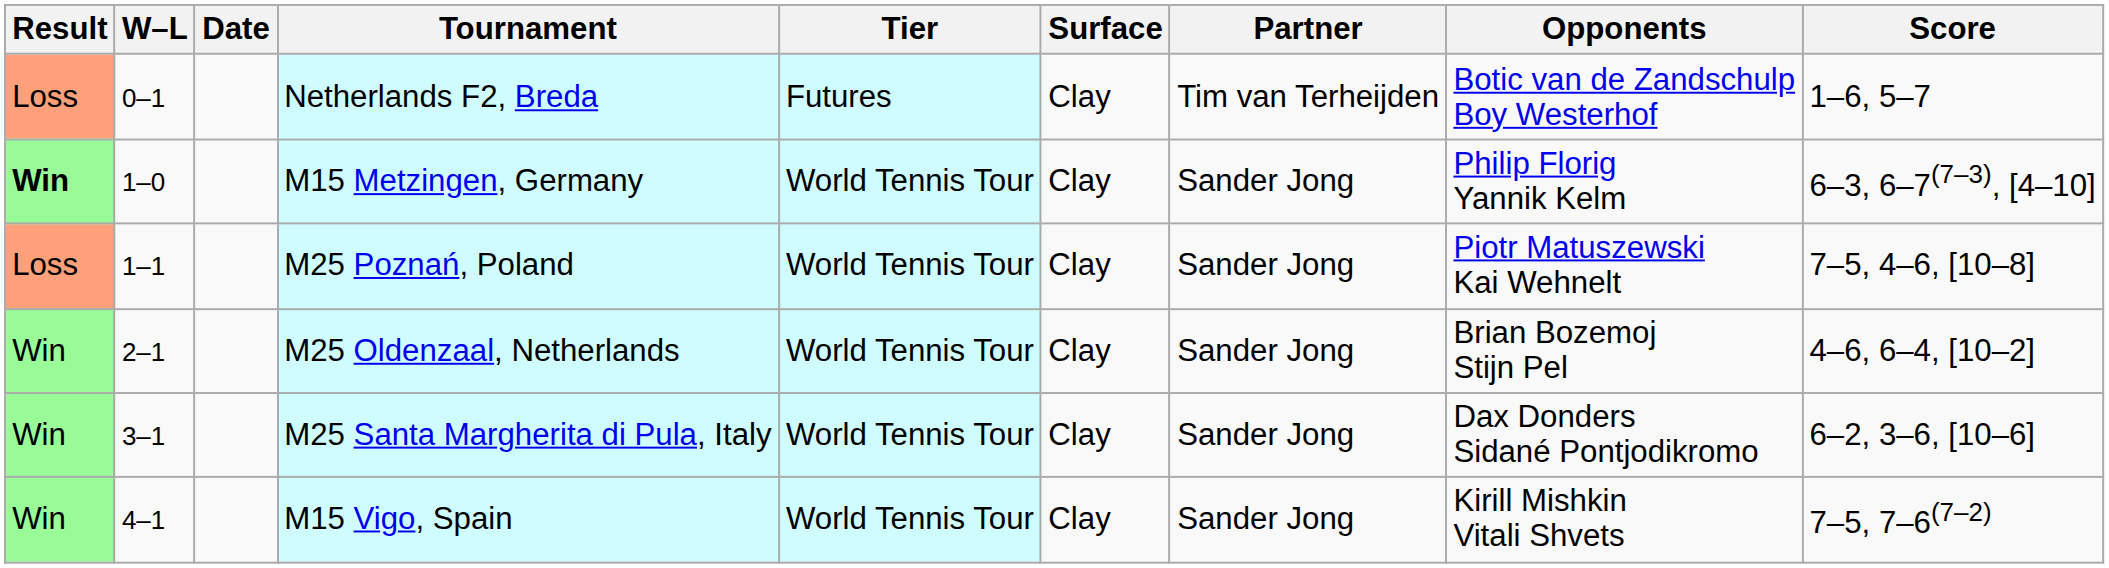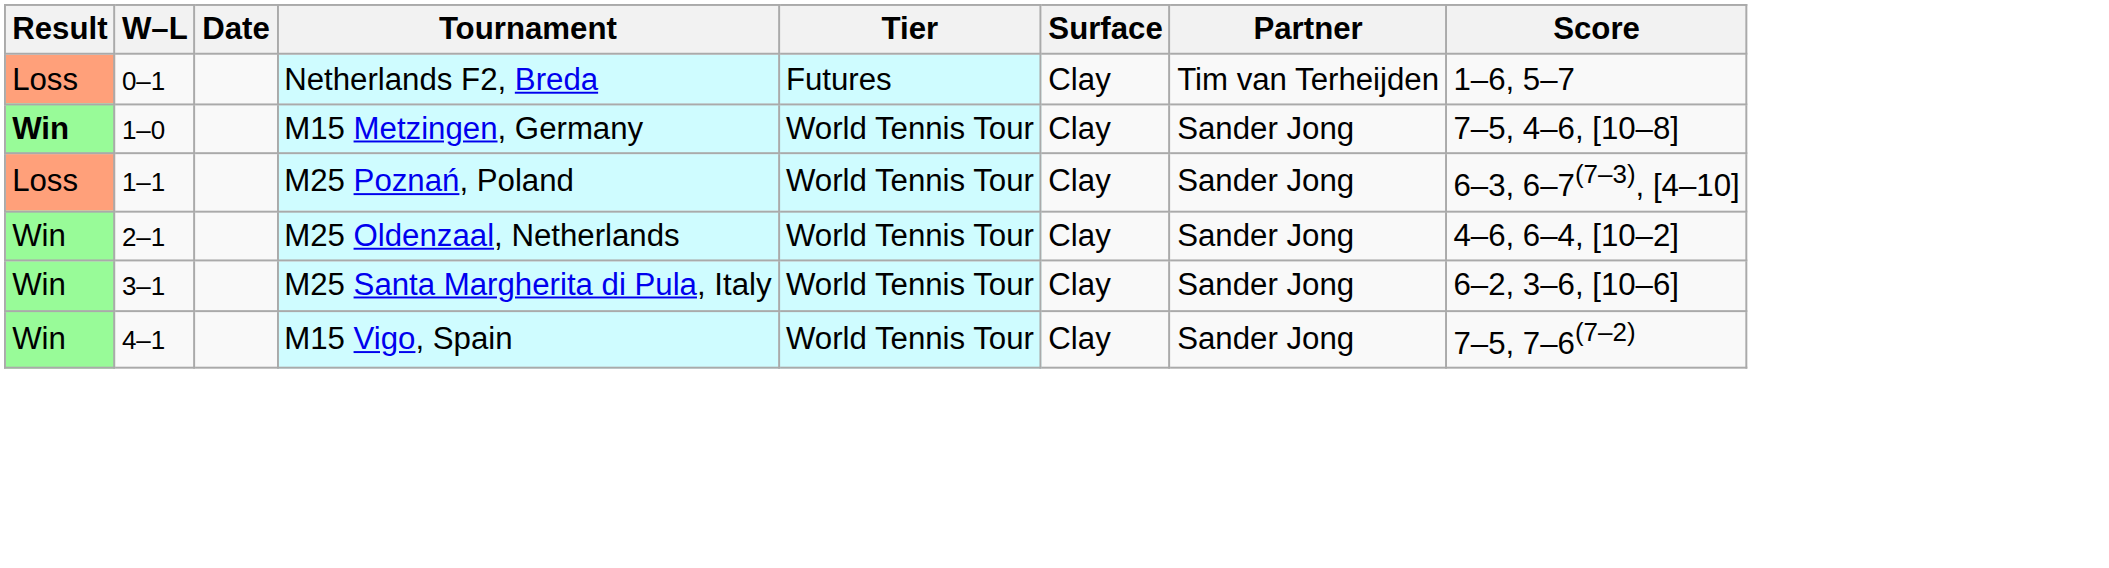- column: (1624, 29)
(1953, 180) 6–3, 6–7(7–3), [4–10] -> (1566, 128) 7–5, 4–6, [10–8]
(1922, 265) 7–5, 4–6, [10–8] -> (1597, 181) 6–3, 6–7(7–3), [4–10]
